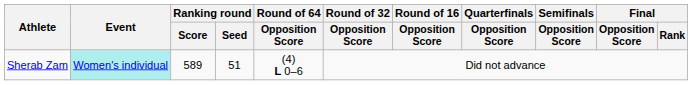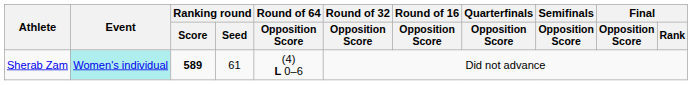(193, 65) normal -> (193, 65) bold
(235, 65) 51 -> (235, 65) 61
